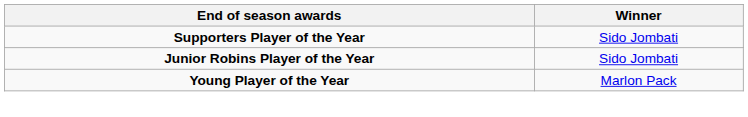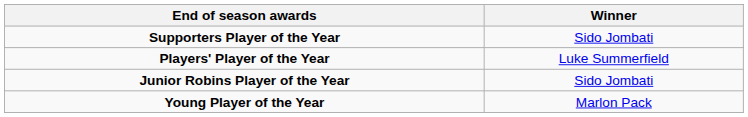+ row: (245, 59)
